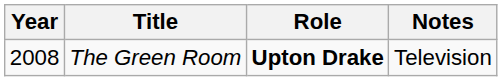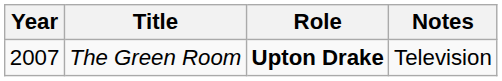(35, 57) 2008 -> (35, 57) 2007
